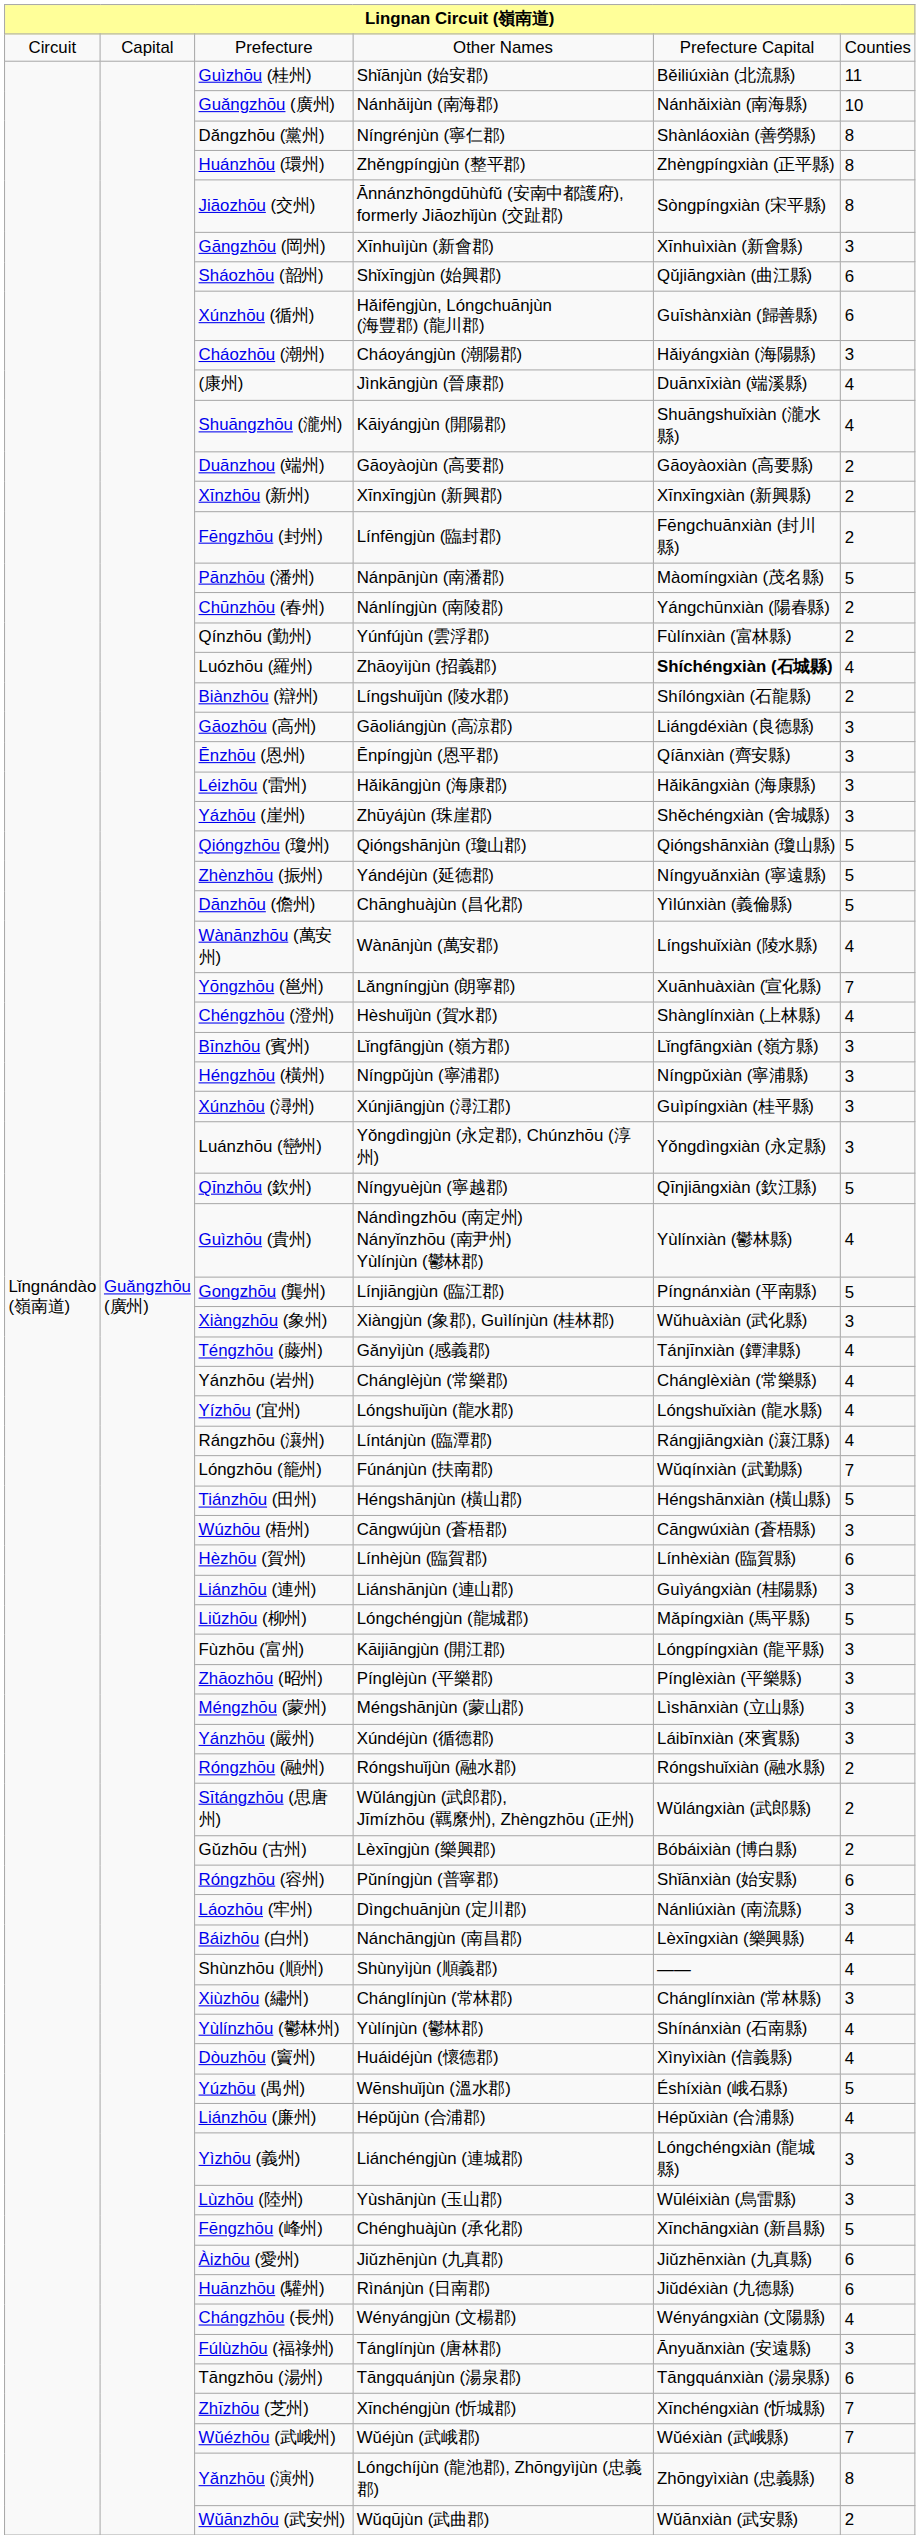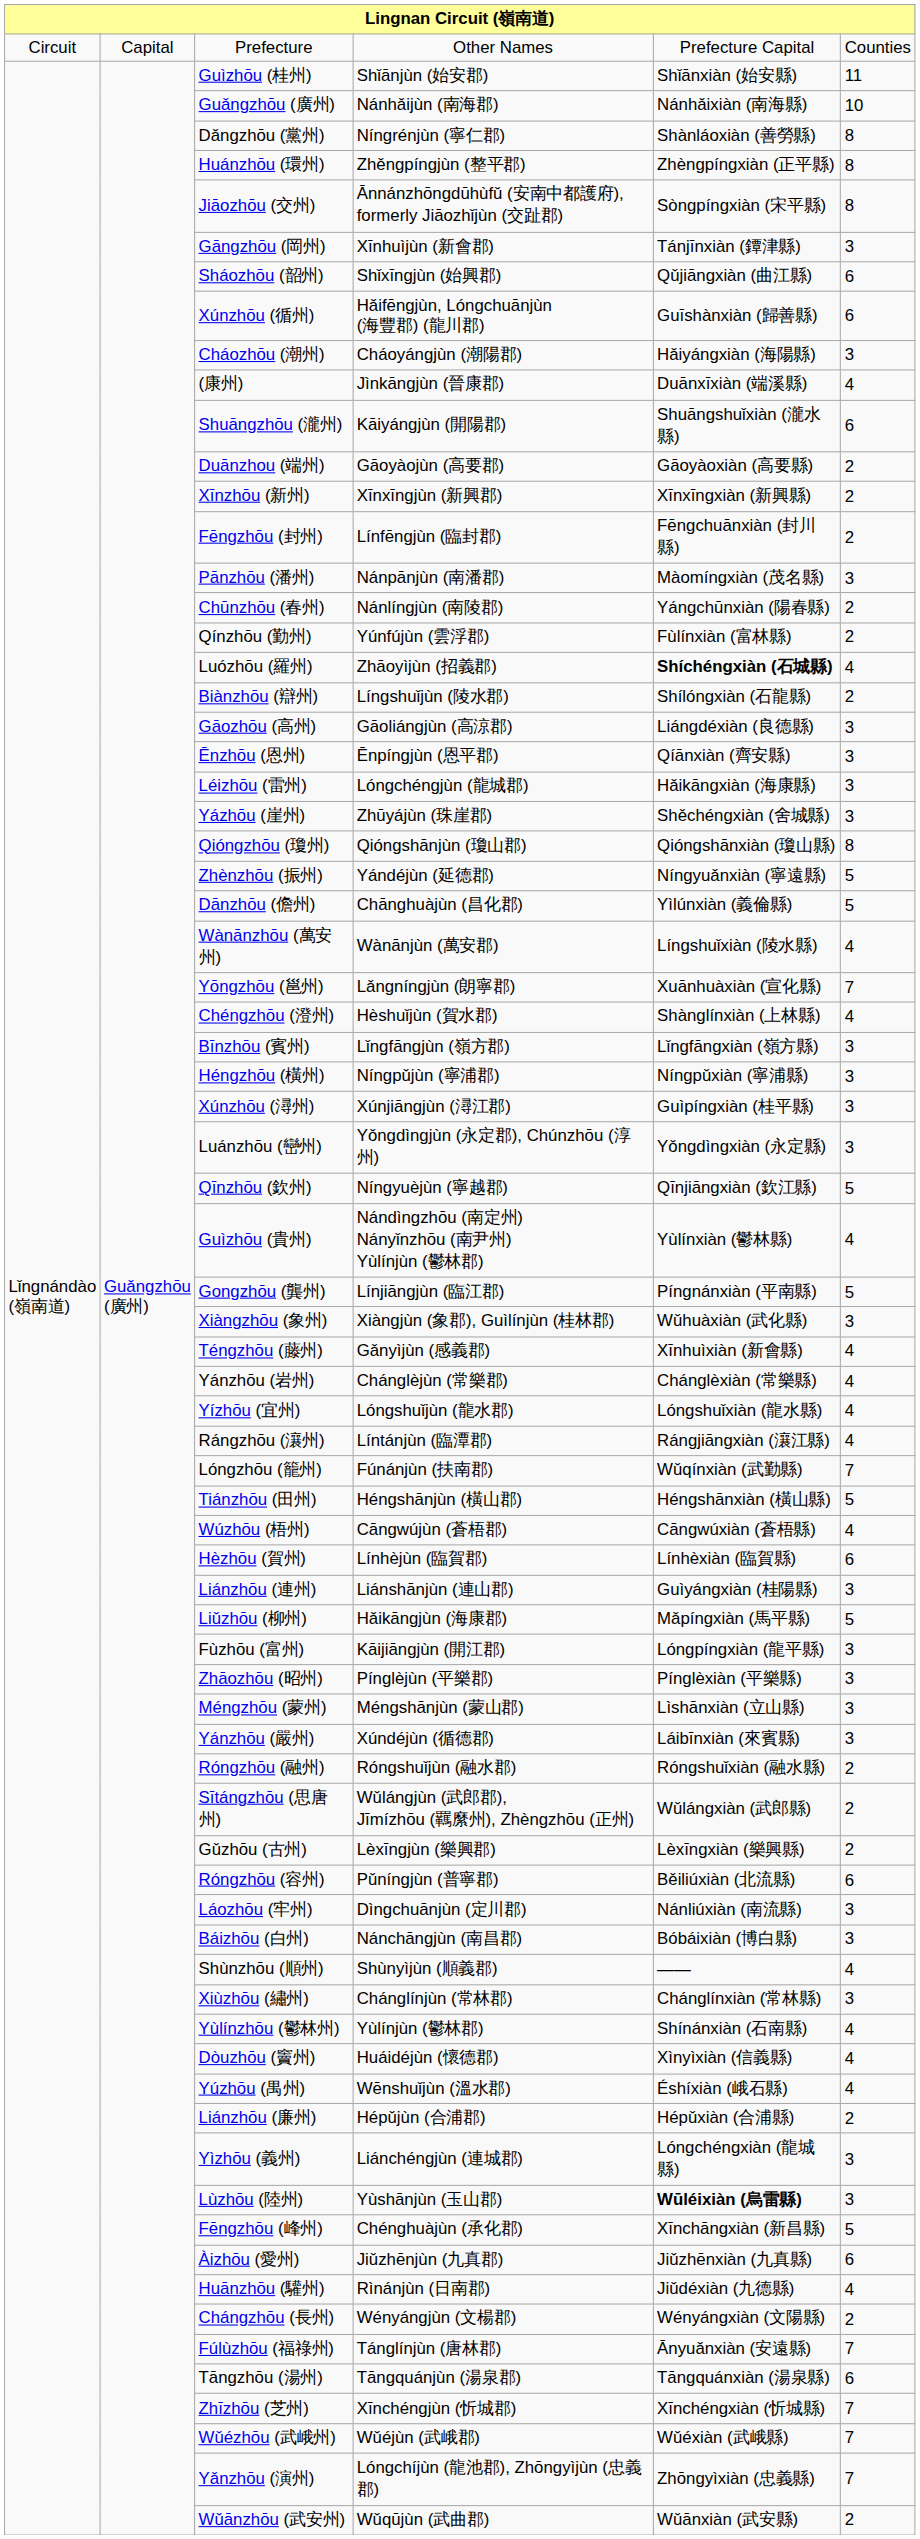(726, 75) Běiliúxiàn (北流縣) -> (727, 75) Shǐānxiàn (始安縣)
(730, 246) Xīnhuìxiàn (新會縣) -> (729, 246) Tánjīnxiàn (鐔津縣)
(849, 425) 4 -> (849, 425) 6
(849, 577) 5 -> (849, 577) 3
(432, 786) Hǎikāngjùn (海康郡) -> (443, 786) Lóngchéngjùn (龍城郡)
(849, 846) 5 -> (849, 846) 8
(729, 1350) Tánjīnxiàn (鐔津縣) -> (730, 1350) Xīnhuìxiàn (新會縣)
(849, 1530) 3 -> (849, 1530) 4
(443, 1619) Lóngchéngjùn (龍城郡) -> (432, 1619) Hǎikāngjùn (海康郡)
(727, 1849) Bóbáixiàn (博白縣) -> (731, 1849) Lèxīngxiàn (樂興縣)
(727, 1879) Shǐānxiàn (始安縣) -> (726, 1879) Běiliúxiàn (北流縣)
(731, 1939) Lèxīngxiàn (樂興縣) -> (727, 1939) Bóbáixiàn (博白縣)
(849, 1939) 4 -> (849, 1939) 3
(849, 2088) 5 -> (849, 2088) 4
(849, 2118) 4 -> (849, 2118) 2
(727, 2199) normal -> (729, 2199) bold
(849, 2289) 6 -> (849, 2289) 4
(849, 2319) 4 -> (849, 2319) 2
(849, 2348) 3 -> (849, 2348) 7
(849, 2479) 8 -> (849, 2479) 7
